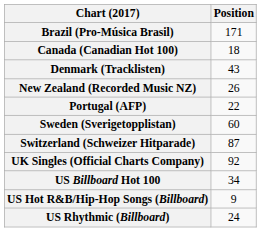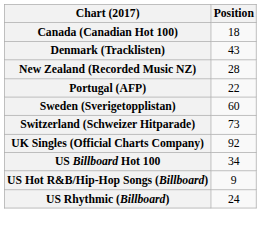- row: (108, 32)
(234, 87) 26 -> (234, 69) 28
(234, 143) 87 -> (234, 124) 73
